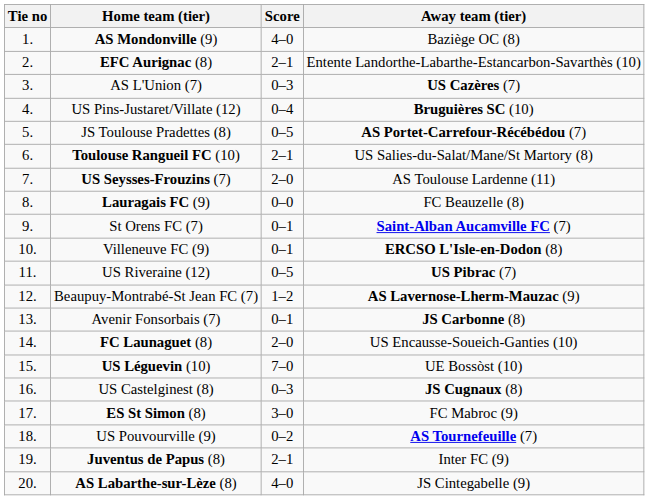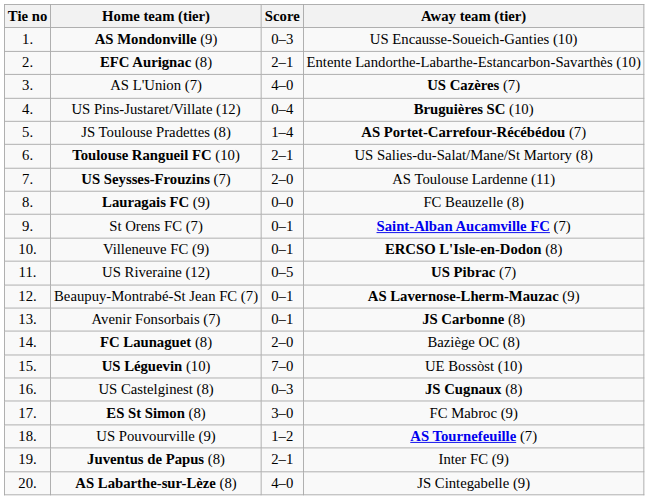(282, 39) 4–0 -> (282, 39) 0–3
(474, 39) Baziège OC (8) -> (474, 39) US Encausse-Soueich-Ganties (10)
(282, 86) 0–3 -> (282, 86) 4–0
(282, 132) 0–5 -> (282, 132) 1–4
(282, 296) 1–2 -> (282, 296) 0–1
(474, 343) US Encausse-Soueich-Ganties (10) -> (474, 343) Baziège OC (8)
(282, 436) 0–2 -> (282, 436) 1–2
